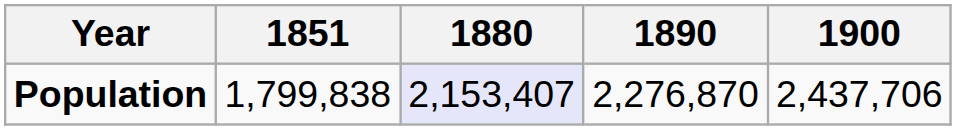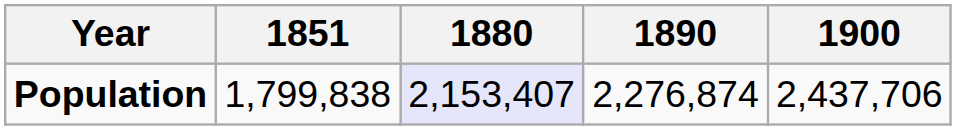(675, 93) 2,276,870 -> (675, 93) 2,276,874
